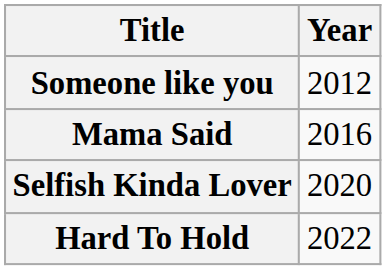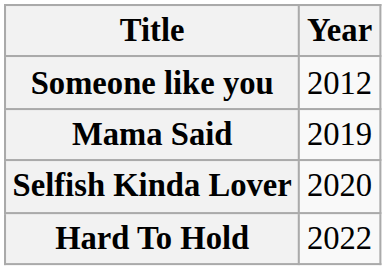(340, 133) 2016 -> (340, 133) 2019
